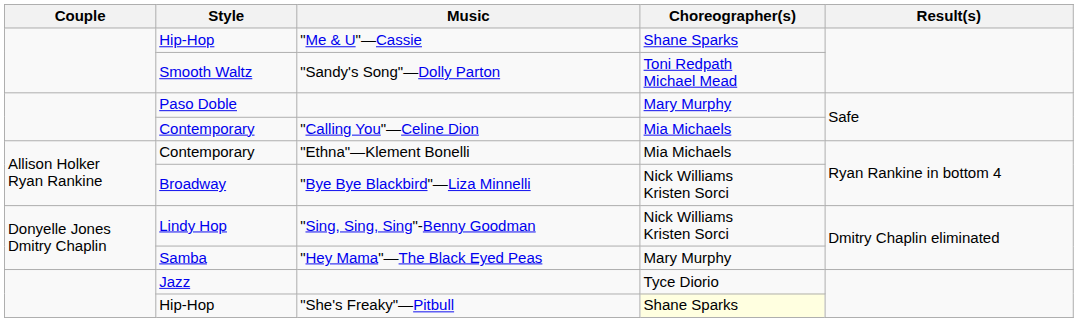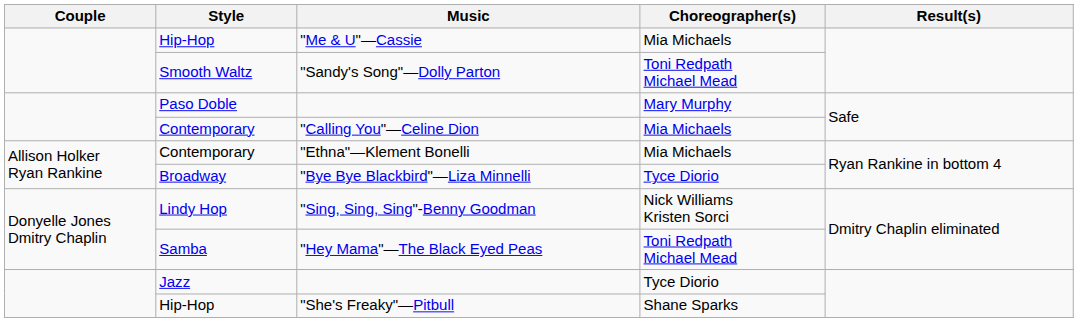(691, 40) Shane Sparks -> (687, 40) Mia Michaels
(688, 184) Nick Williams Kristen Sorci -> (681, 176) Tyce Diorio
(687, 258) Mary Murphy -> (690, 249) Toni Redpath Michael Mead
(691, 305) lightyellow background -> (691, 305) no background
